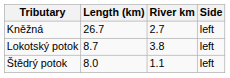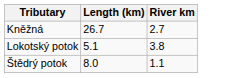- column: (211, 13)
(91, 47) 8.7 -> (91, 47) 5.1
